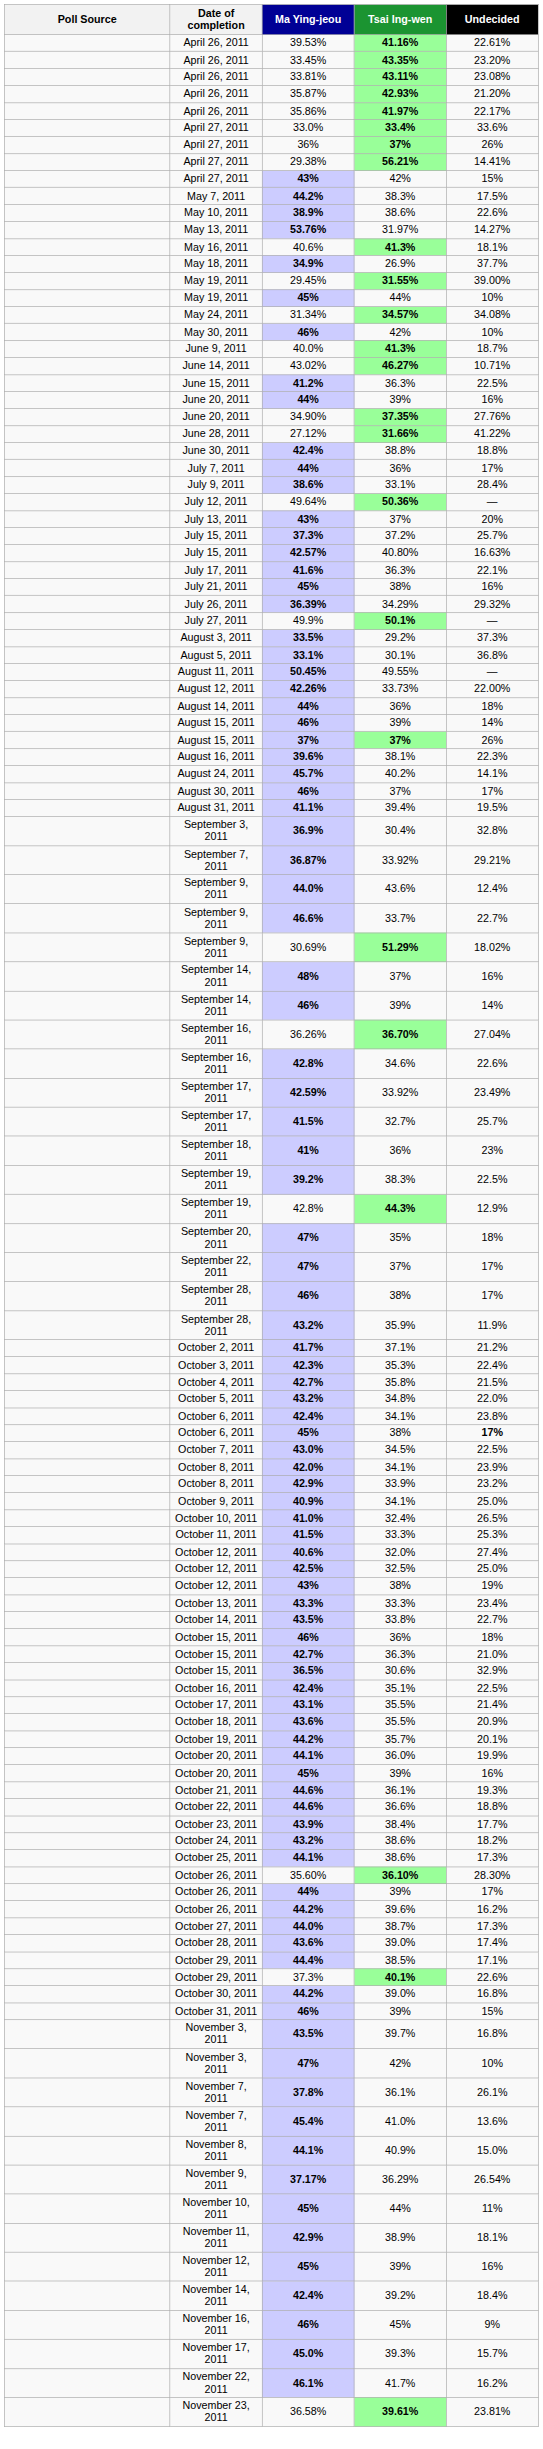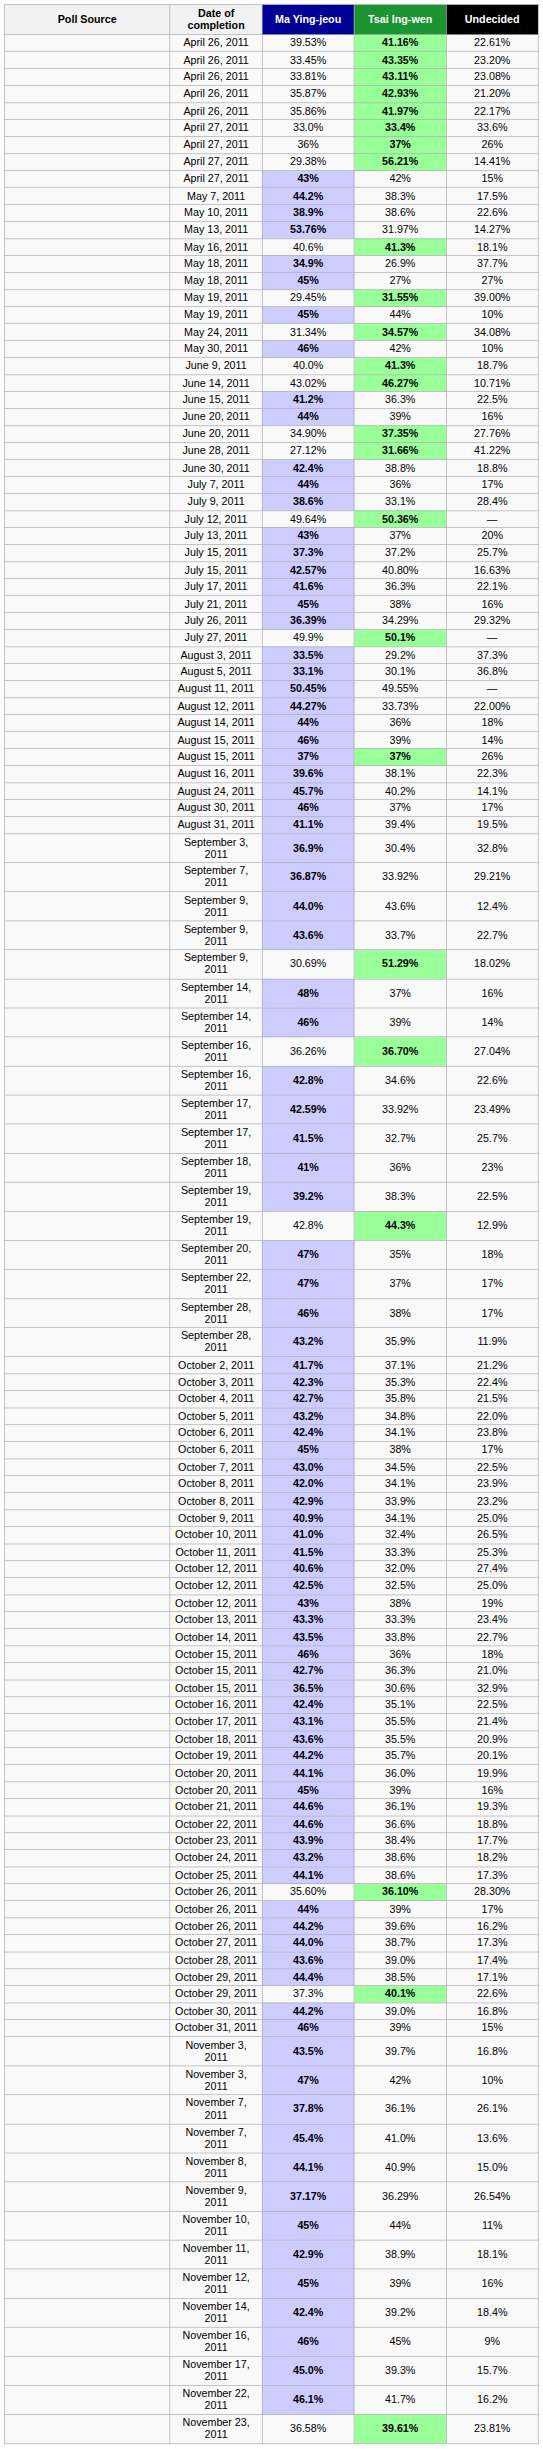+ row: (216, 281)
(308, 689) 42.26% -> (308, 706) 44.27%
(308, 918) 46.6% -> (308, 935) 43.6%
(492, 1433) bold -> (492, 1450) normal
